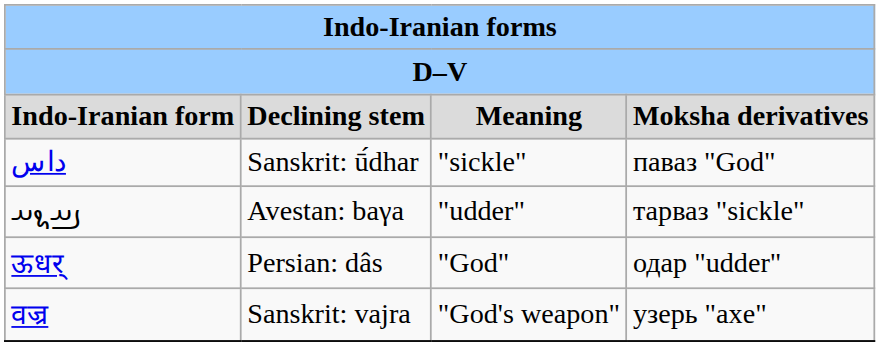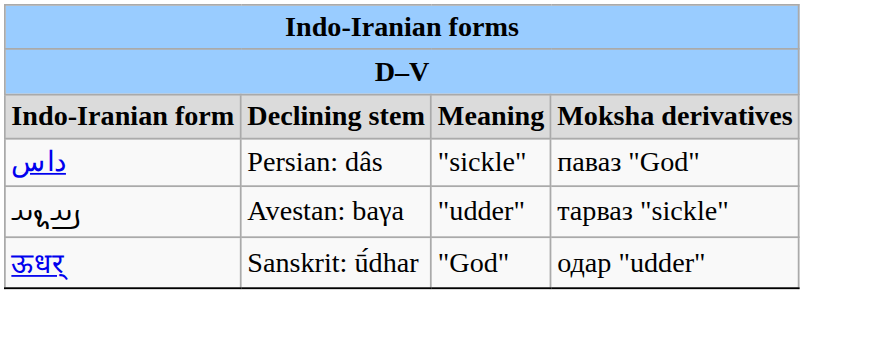(333, 161) Sanskrit: ū́dhar -> (315, 161) Persian: dâs
(315, 262) Persian: dâs -> (333, 262) Sanskrit: ū́dhar
- row: (30, 315)
